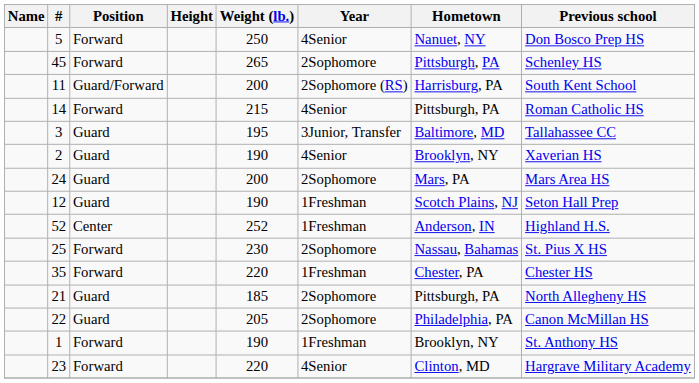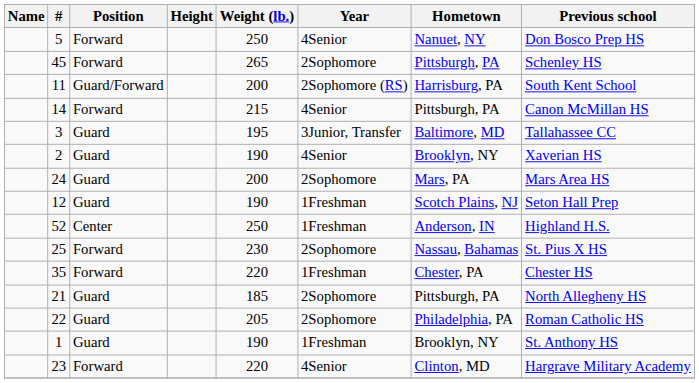(584, 109) Roman Catholic HS -> (587, 109) Canon McMillan HS
(257, 226) 252 -> (257, 226) 250
(587, 319) Canon McMillan HS -> (584, 319) Roman Catholic HS
(98, 343) Forward -> (91, 343) Guard
